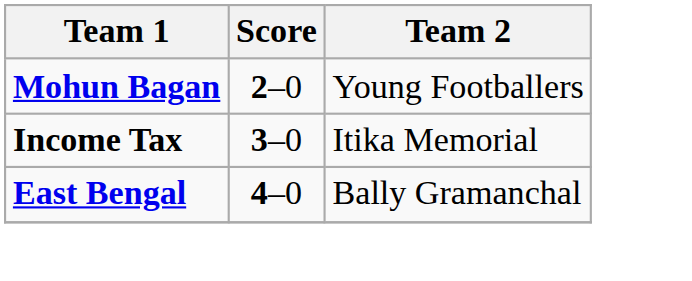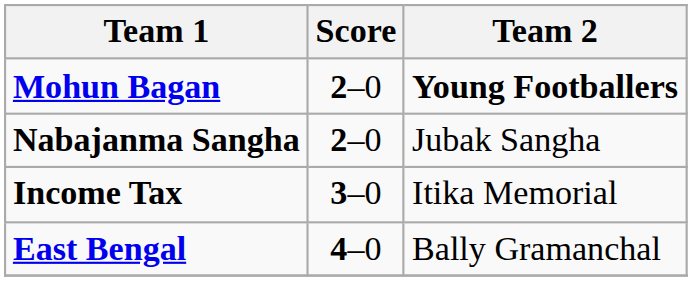(458, 85) normal -> (545, 85) bold
+ row: (156, 139)
